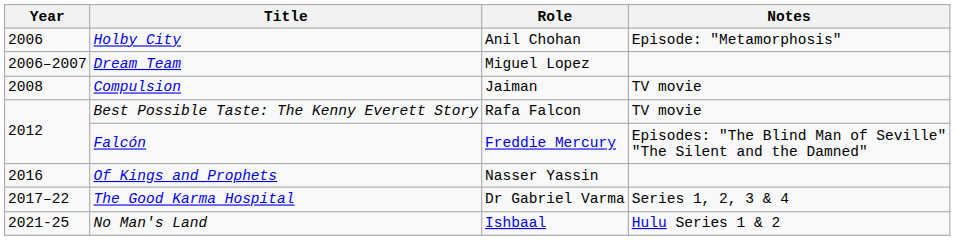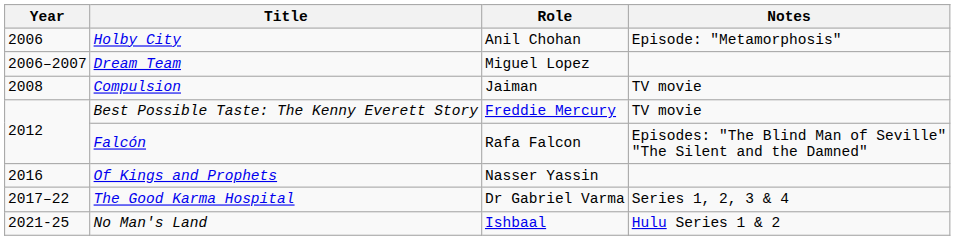(533, 111) Rafa Falcon -> (551, 111) Freddie Mercury
(551, 143) Freddie Mercury -> (533, 143) Rafa Falcon
